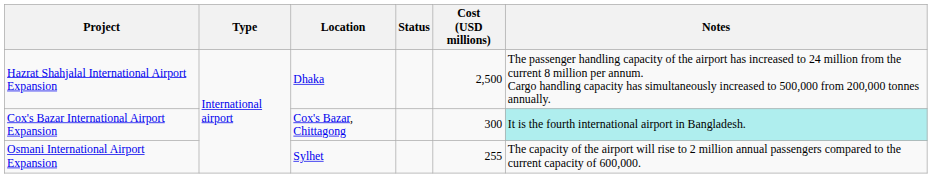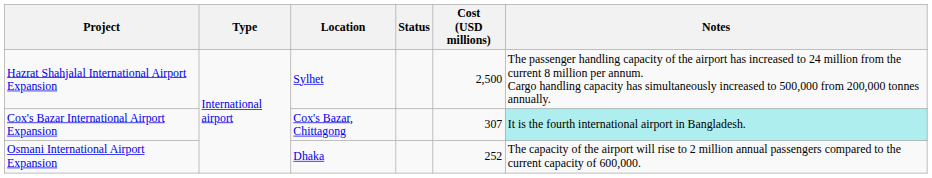(309, 79) Dhaka -> (309, 79) Sylhet
(493, 124) 300 -> (493, 124) 307
(309, 156) Sylhet -> (309, 156) Dhaka
(493, 156) 255 -> (493, 156) 252
